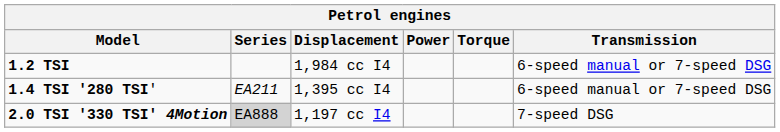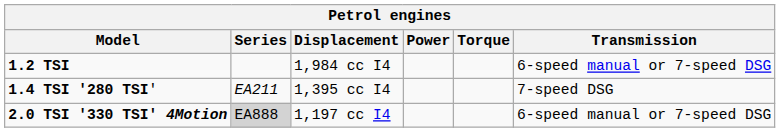(644, 90) 6-speed manual or 7-speed DSG -> (565, 90) 7-speed DSG
(565, 115) 7-speed DSG -> (644, 115) 6-speed manual or 7-speed DSG
